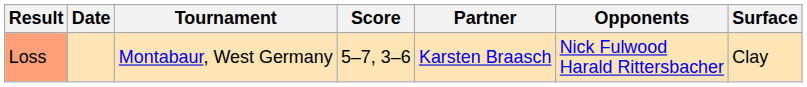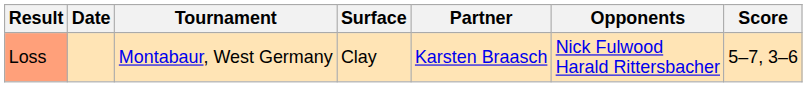columns swapped: (765, 18) <-> (376, 18)
